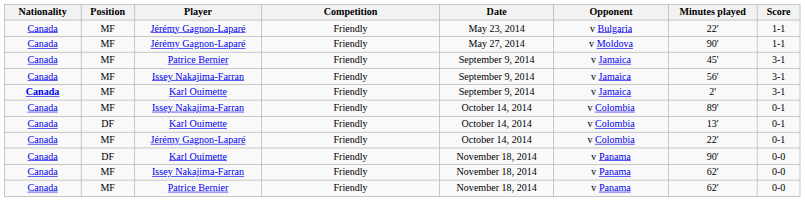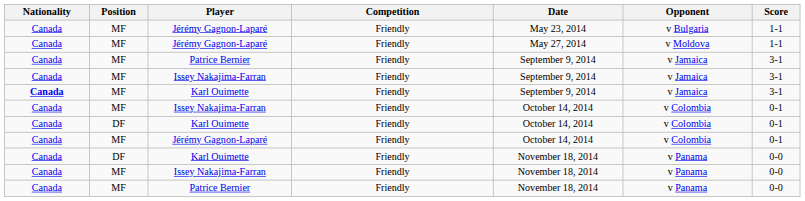- column: (713, 12)
